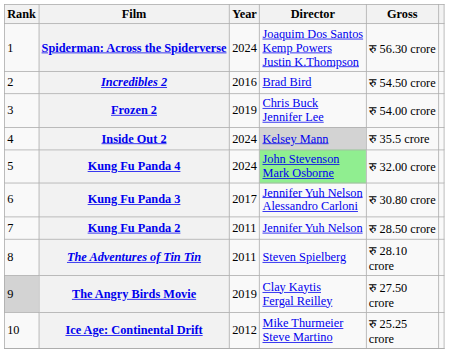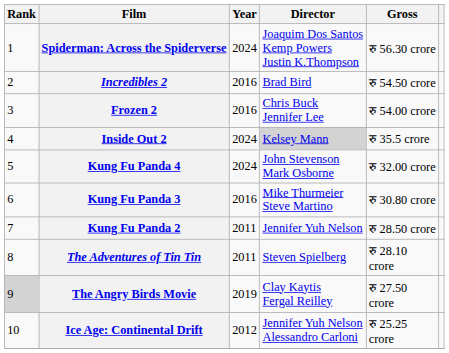(244, 110) 2019 -> (244, 110) 2016
(301, 166) lightgreen background -> (301, 166) no background
(244, 200) 2017 -> (244, 200) 2016
(313, 200) Jennifer Yuh Nelson Alessandro Carloni -> (303, 200) Mike Thurmeier Steve Martino
(303, 330) Mike Thurmeier Steve Martino -> (313, 330) Jennifer Yuh Nelson Alessandro Carloni
